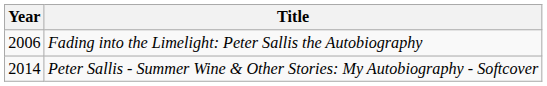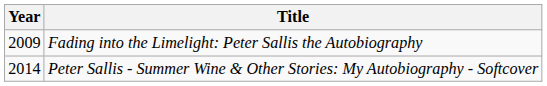(24, 42) 2006 -> (24, 42) 2009
